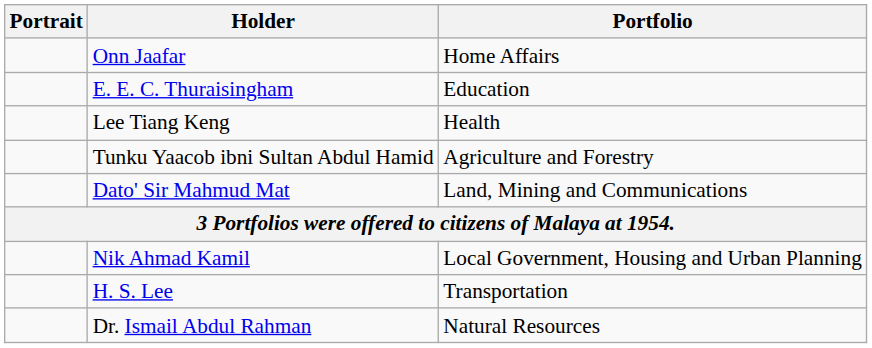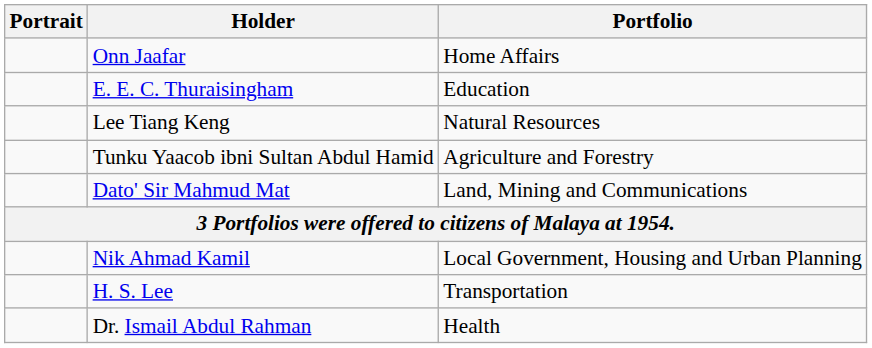(472, 122) Health -> (522, 122) Natural Resources
(522, 325) Natural Resources -> (472, 325) Health
